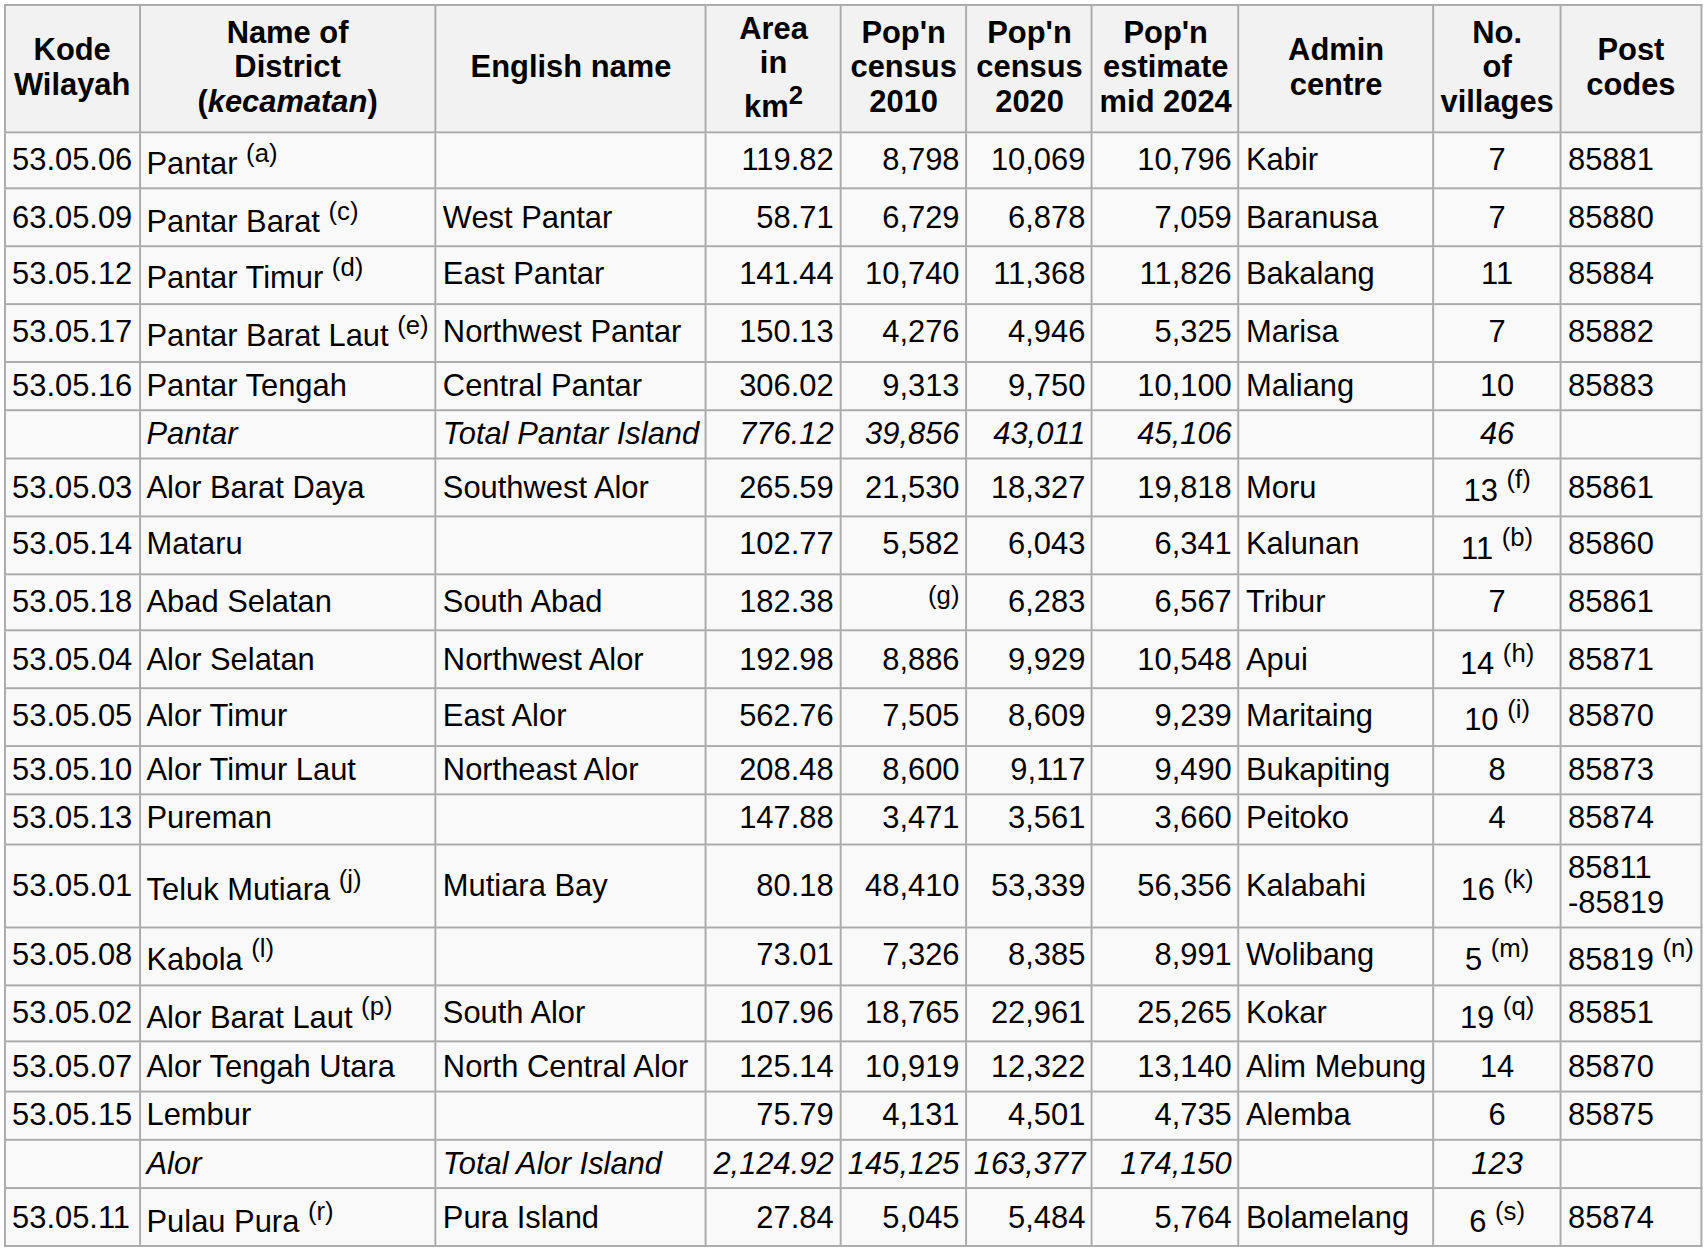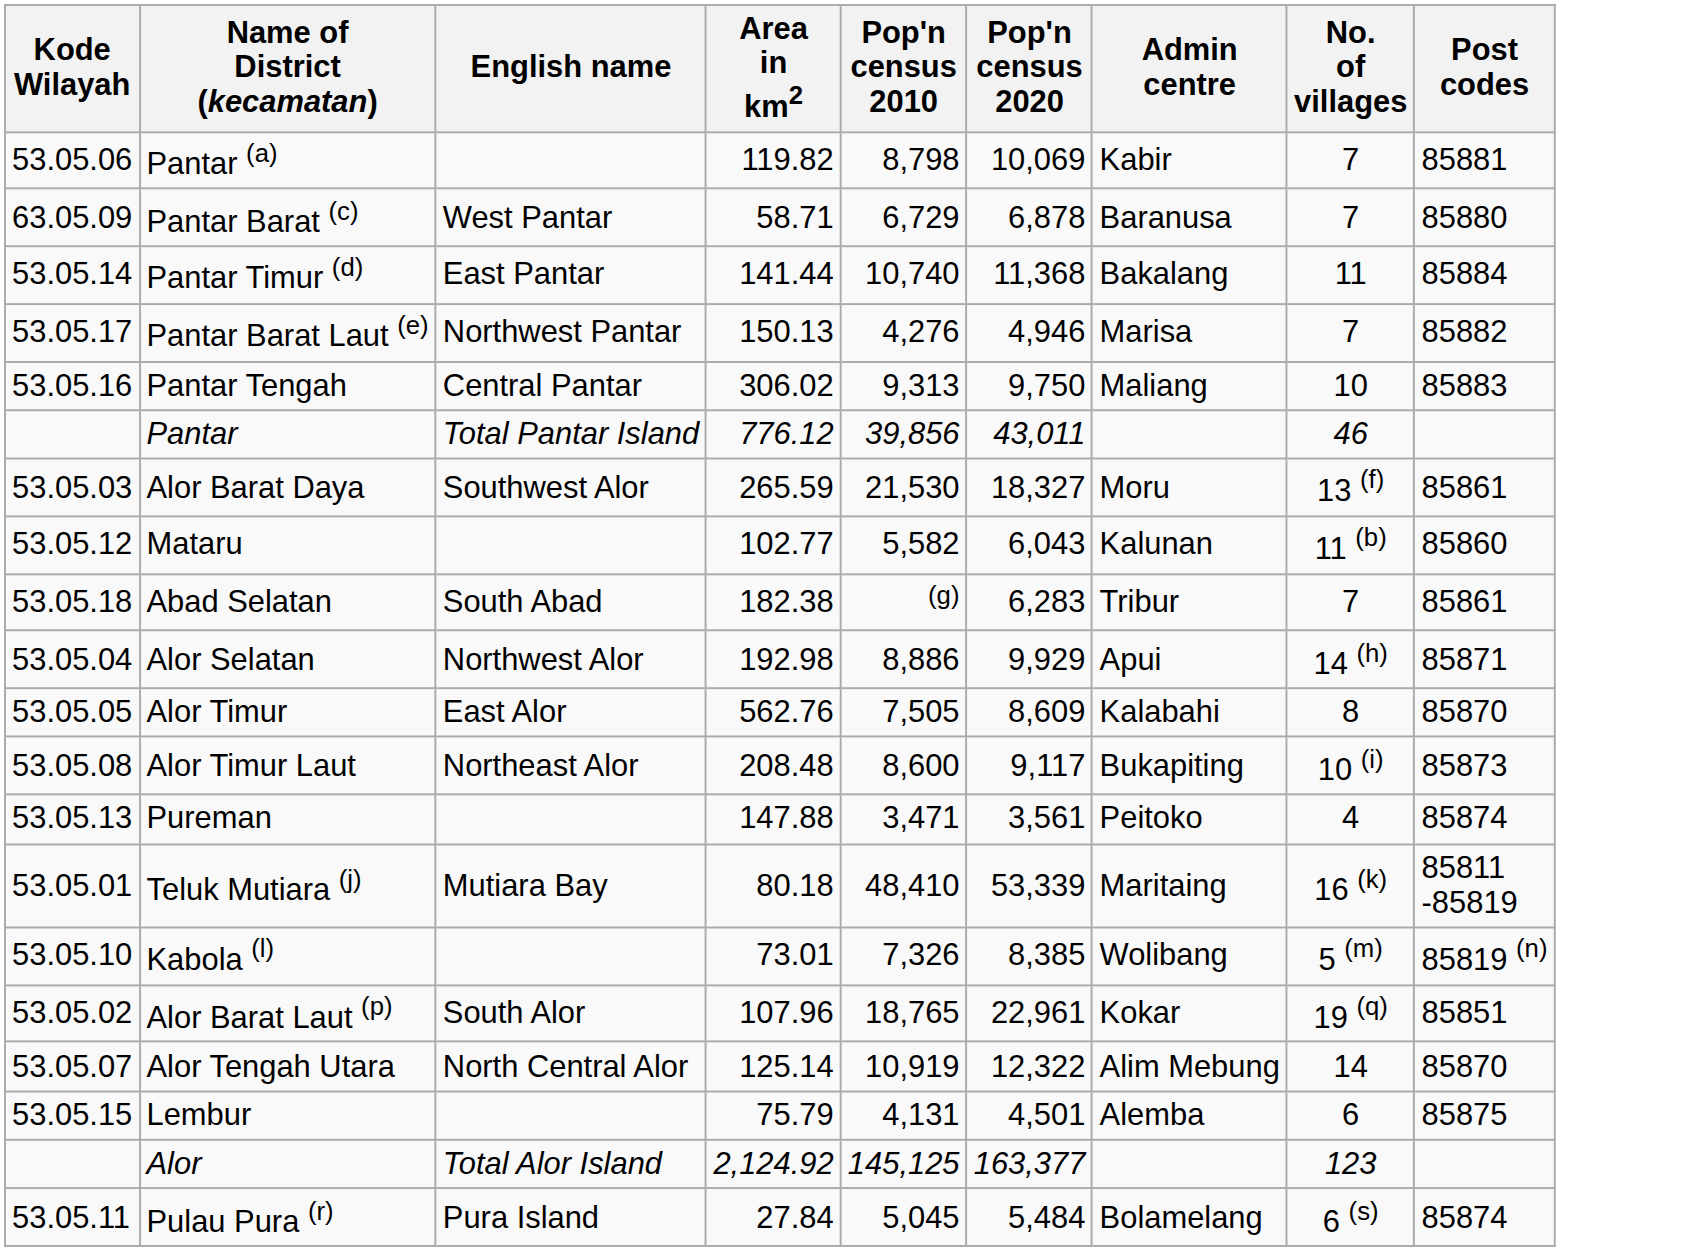- column: (1166, 67)
(72, 274) 53.05.12 -> (72, 274) 53.05.14
(72, 544) 53.05.14 -> (72, 544) 53.05.12
(1310, 716) Maritaing -> (1160, 712) Kalabahi
(1497, 716) 10 (i) -> (1351, 712) 8
(72, 769) 53.05.10 -> (72, 765) 53.05.08
(1497, 769) 8 -> (1351, 765) 10 (i)
(1306, 885) Kalabahi -> (1163, 885) Maritaing
(72, 955) 53.05.08 -> (72, 955) 53.05.10
